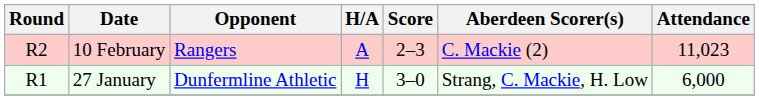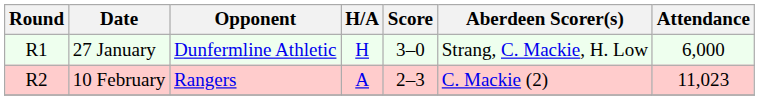rows swapped: (114, 79) <-> (119, 49)
